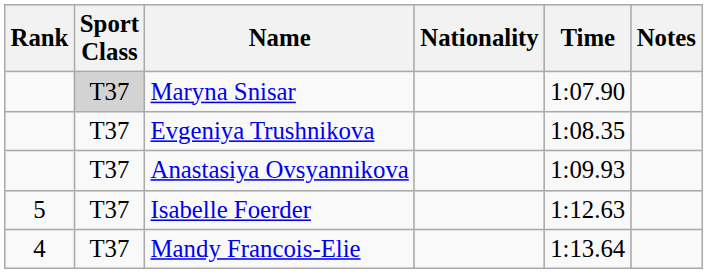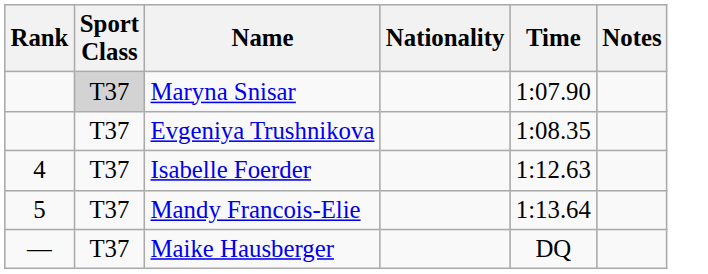- row: (280, 170)
(39, 209) 5 -> (39, 170) 4
(39, 248) 4 -> (39, 209) 5
+ row: (242, 248)
